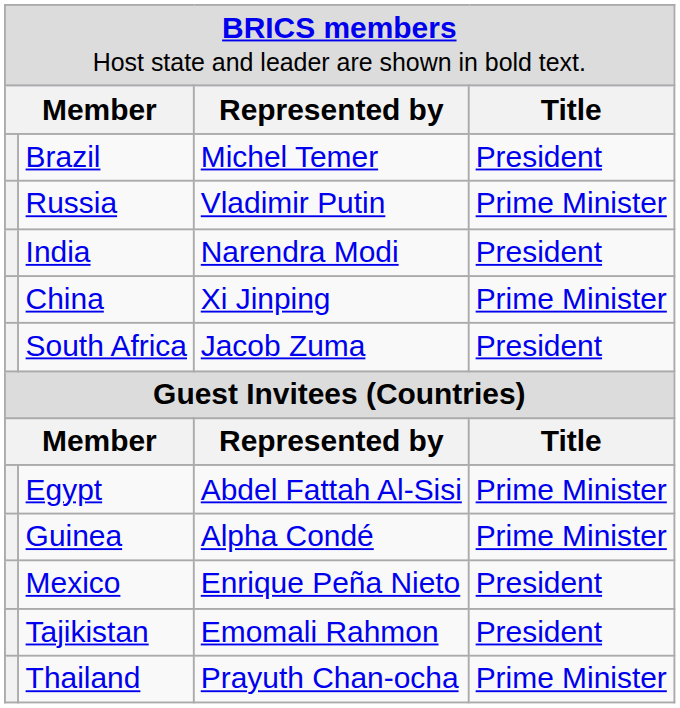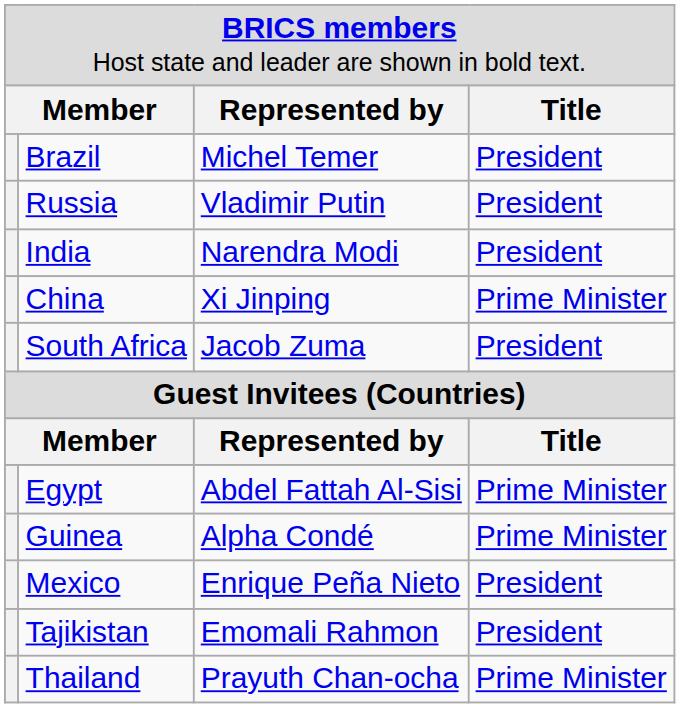(571, 204) Prime Minister -> (539, 204) President
